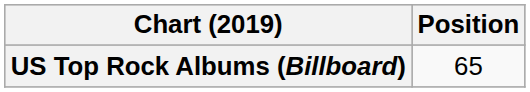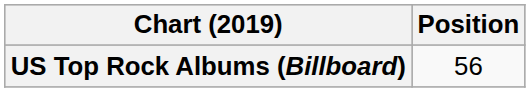(468, 65) 65 -> (468, 65) 56
